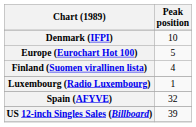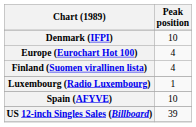(173, 53) 5 -> (173, 53) 4
(173, 99) 32 -> (173, 99) 10
